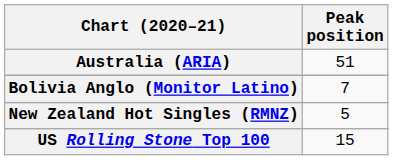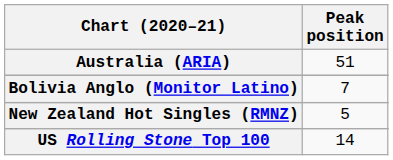(345, 141) 15 -> (345, 141) 14
